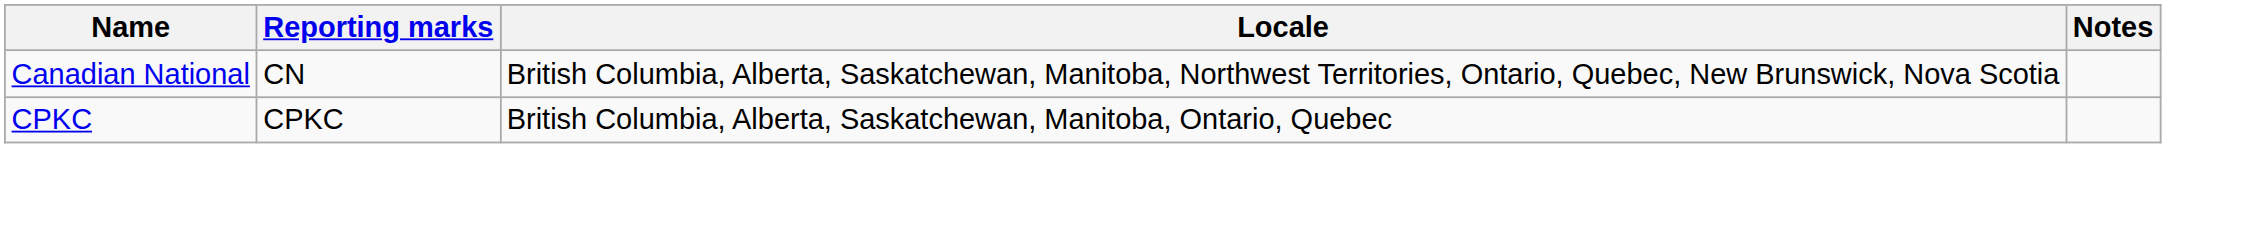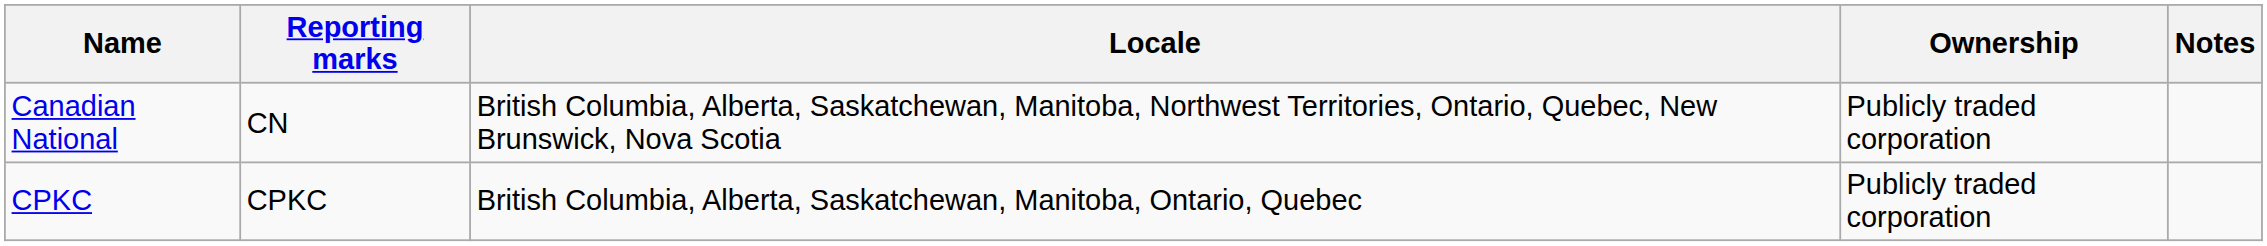+ column: (2004, 43)
